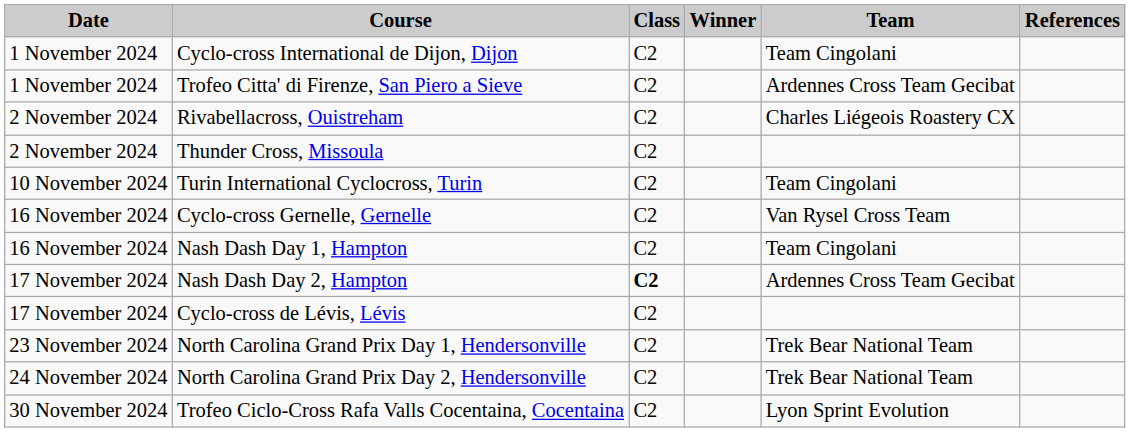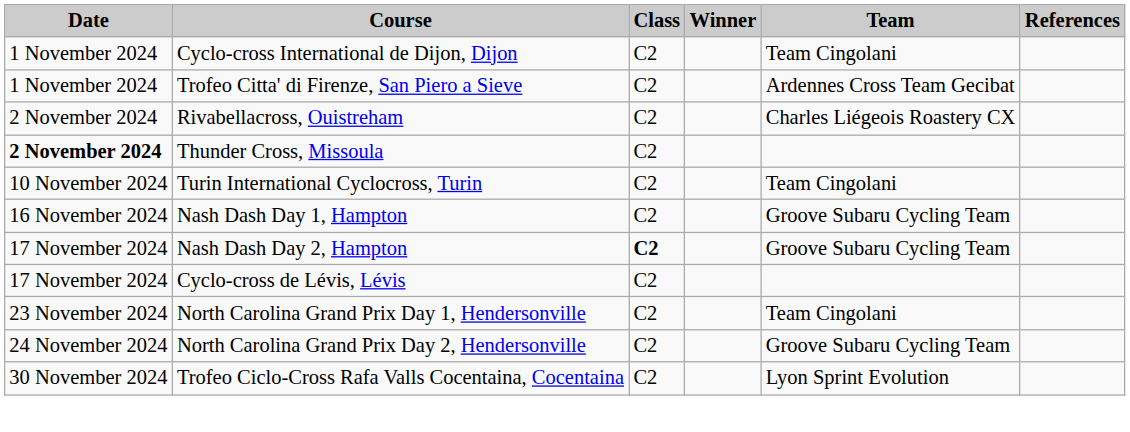(83, 150) normal -> (85, 150) bold
- row: (304, 215)
(831, 248) Team Cingolani -> (888, 215) Groove Subaru Cycling Team
(890, 280) Ardennes Cross Team Gecibat -> (888, 248) Groove Subaru Cycling Team
(869, 345) Trek Bear National Team -> (831, 313) Team Cingolani
(869, 378) Trek Bear National Team -> (888, 345) Groove Subaru Cycling Team
